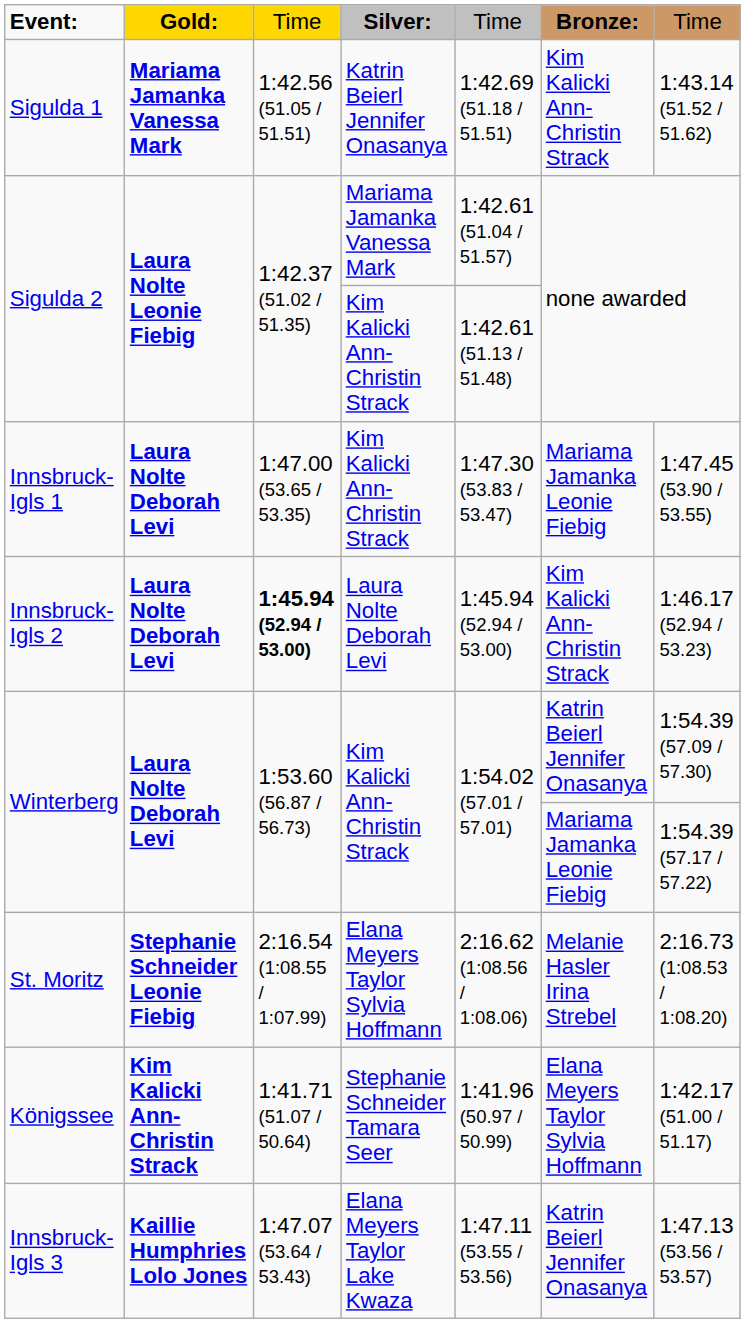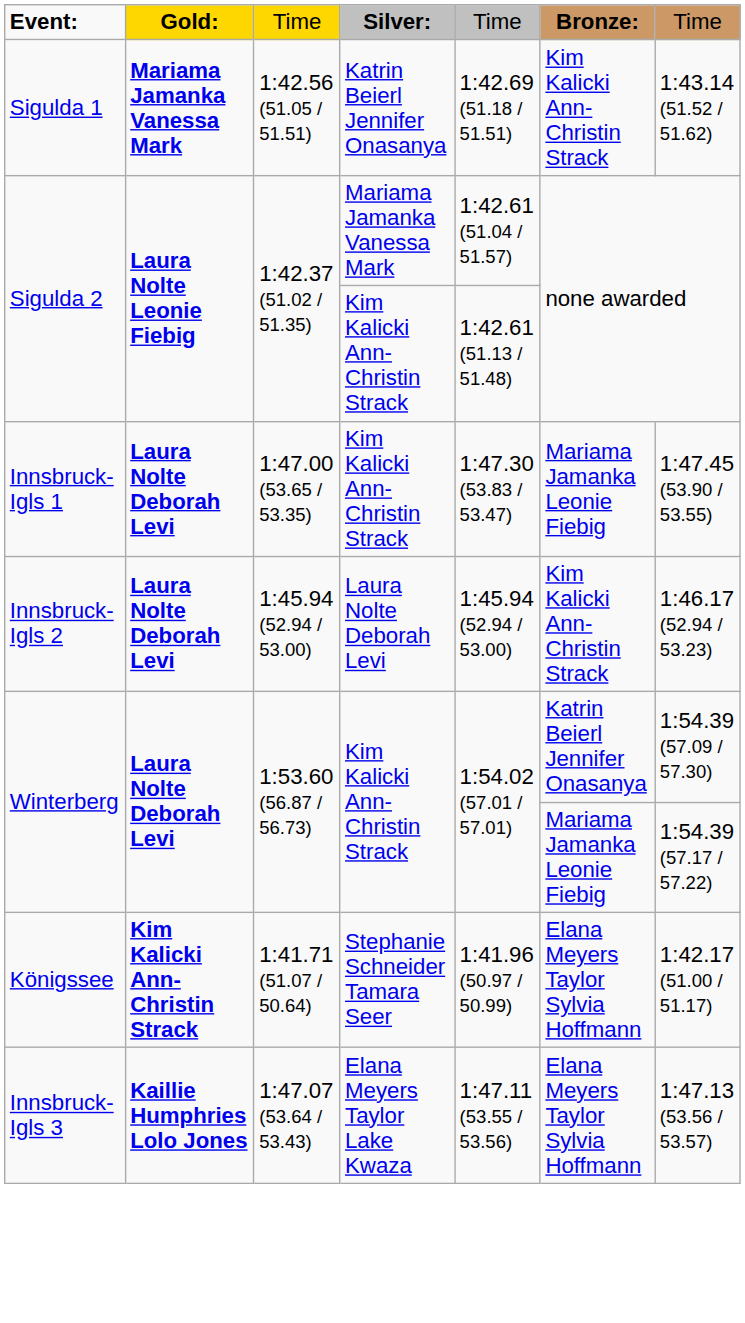(296, 623) bold -> (296, 623) normal
- row: (57, 979)
(596, 1250) Katrin Beierl Jennifer Onasanya -> (593, 1115) Elana Meyers Taylor Sylvia Hoffmann
